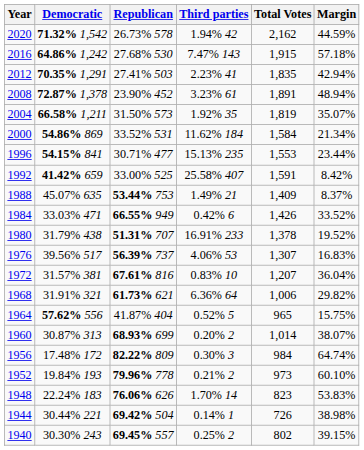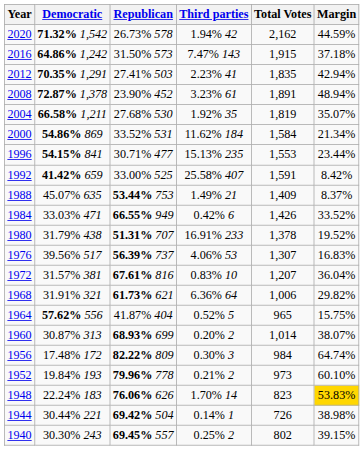(143, 54) 27.68% 530 -> (143, 54) 31.50% 573
(337, 54) 57.18% -> (337, 54) 37.18%
(143, 114) 31.50% 573 -> (143, 114) 27.68% 530
(337, 395) no background -> (337, 395) gold background
